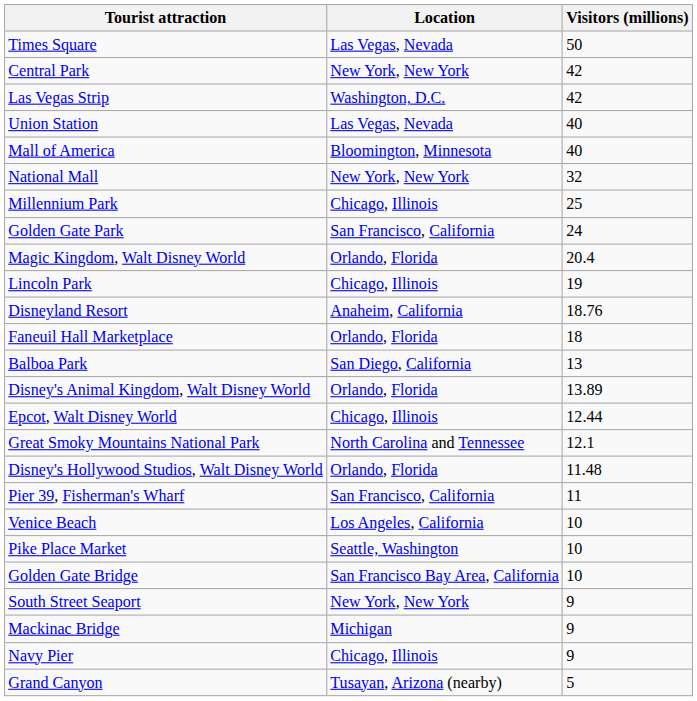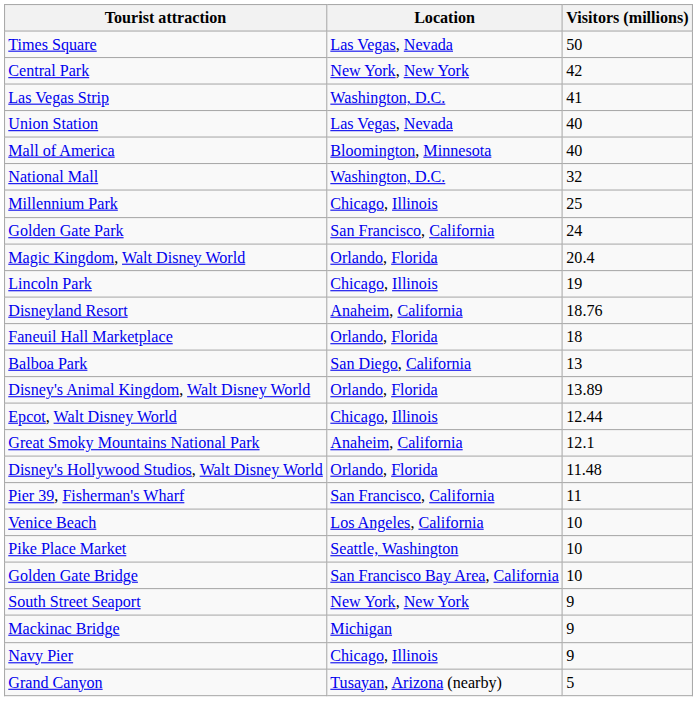(574, 97) 42 -> (574, 97) 41
(400, 177) New York, New York -> (388, 177) Washington, D.C.
(427, 443) North Carolina and Tennessee -> (396, 443) Anaheim, California
